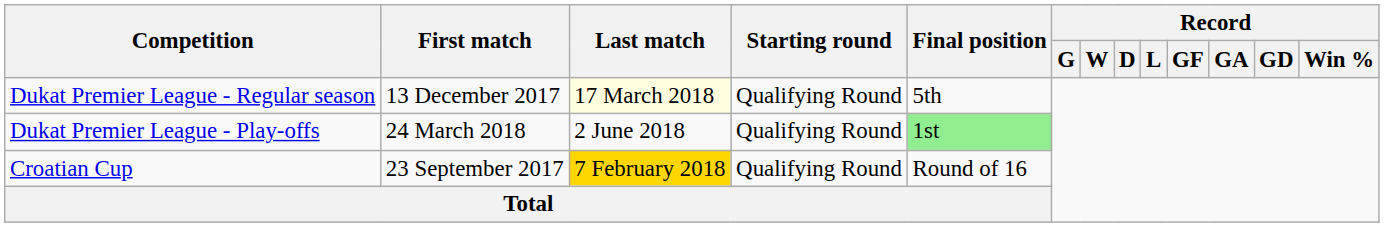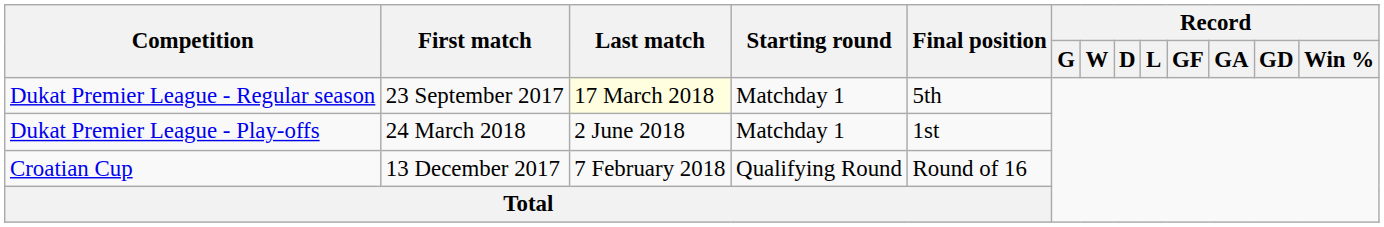(473, 95) 13 December 2017 -> (475, 95) 23 September 2017
(819, 95) Qualifying Round -> (790, 95) Matchday 1
(819, 131) Qualifying Round -> (790, 131) Matchday 1
(926, 131) lightgreen background -> (926, 131) no background
(475, 167) 23 September 2017 -> (473, 167) 13 December 2017
(650, 167) gold background -> (650, 167) no background
